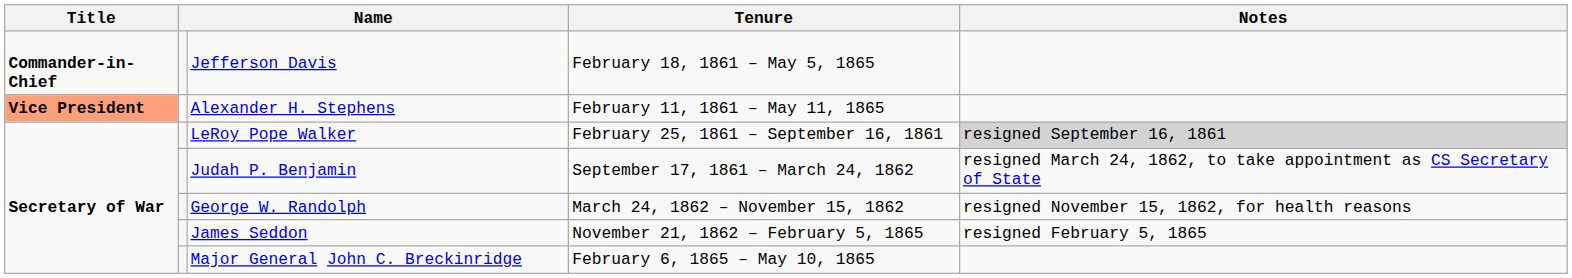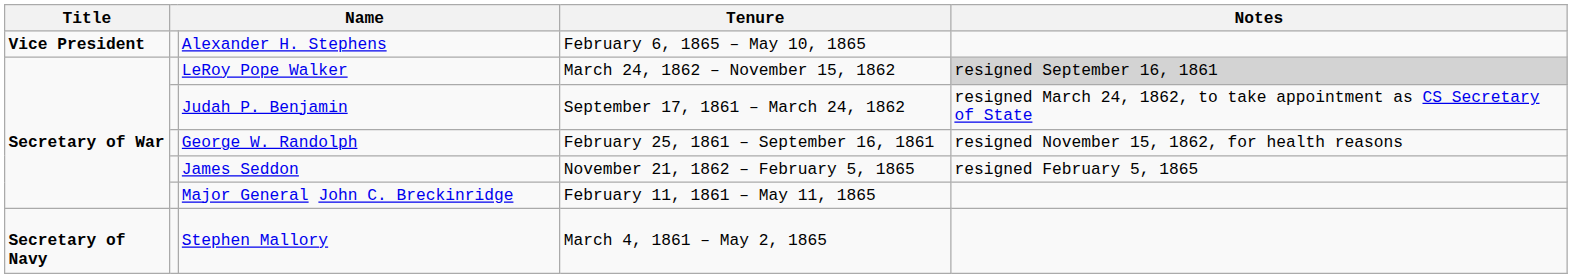- row: (264, 63)
(77, 108) lightsalmon background -> (77, 44) no background
(728, 108) February 11, 1861 – May 11, 1865 -> (715, 44) February 6, 1865 – May 10, 1865
(758, 135) February 25, 1861 – September 16, 1861 -> (730, 71) March 24, 1862 – November 15, 1862
(738, 207) March 24, 1862 – November 15, 1862 -> (749, 143) February 25, 1861 – September 16, 1861
(724, 260) February 6, 1865 – May 10, 1865 -> (720, 196) February 11, 1861 – May 11, 1865
+ row: (255, 241)
